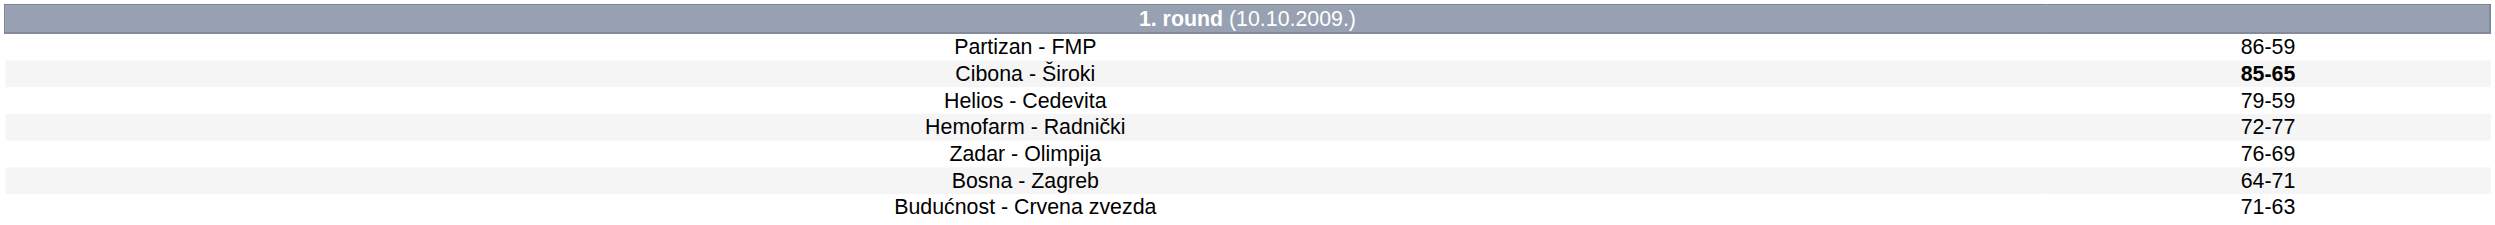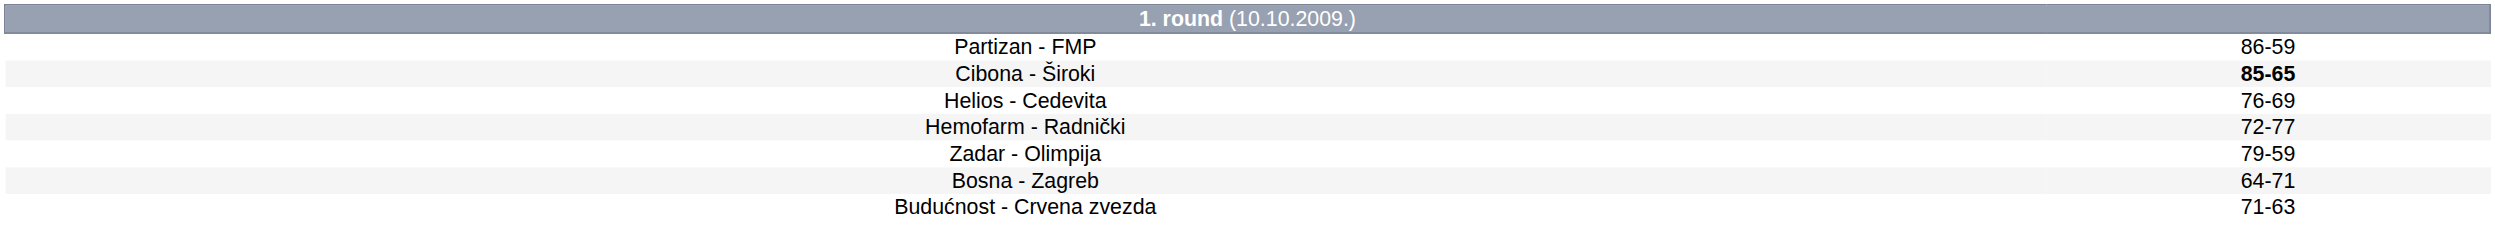(2268, 101) 79-59 -> (2268, 101) 76-69
(2268, 154) 76-69 -> (2268, 154) 79-59
